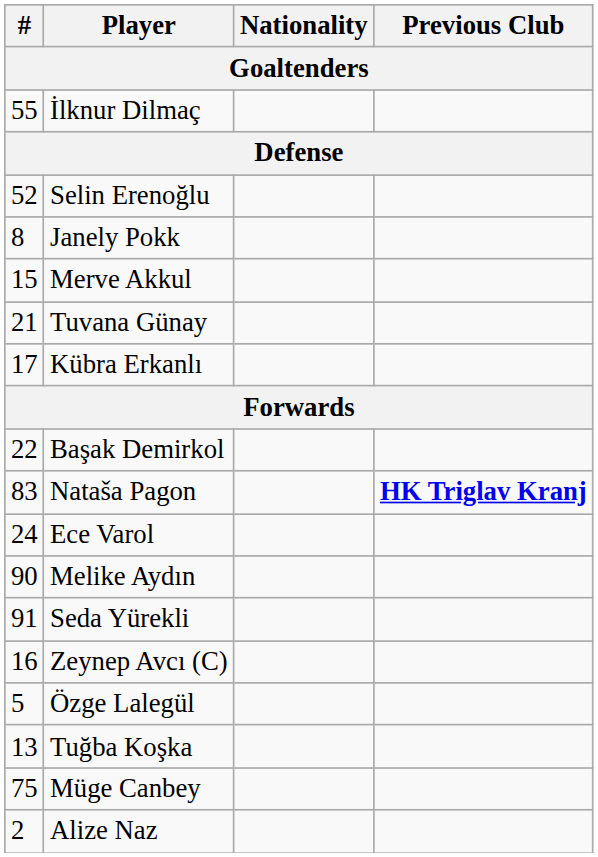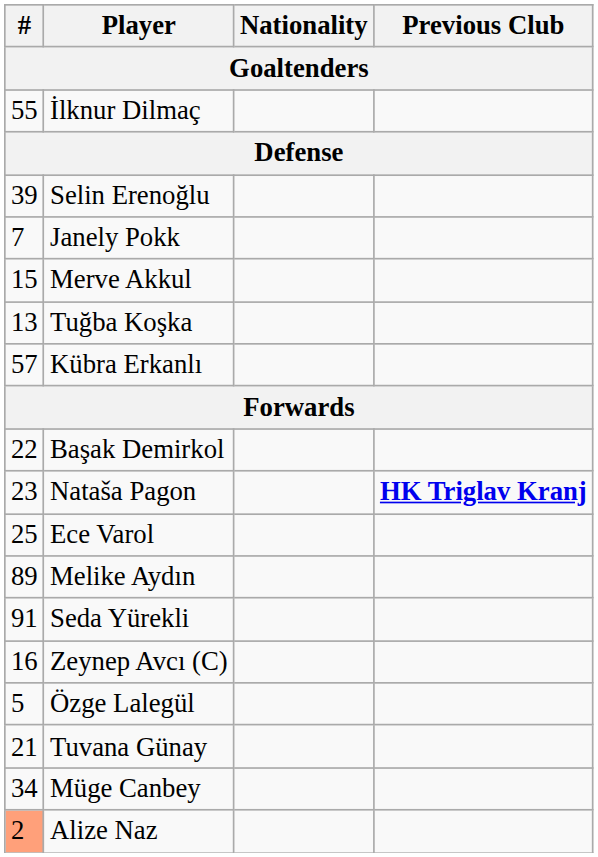(24, 195) 52 -> (24, 195) 39
(18, 237) 8 -> (18, 237) 7
rows swapped: (129, 322) <-> (121, 746)
(24, 364) 17 -> (24, 364) 57
(24, 491) 83 -> (24, 491) 23
(24, 534) 24 -> (24, 534) 25
(24, 576) 90 -> (24, 576) 89
(24, 788) 75 -> (24, 788) 34
(18, 830) no background -> (18, 830) lightsalmon background
